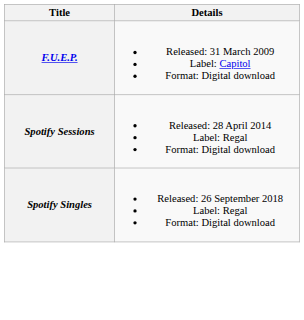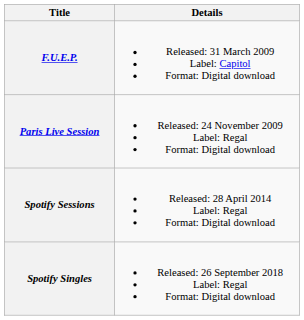+ row: (60, 131)
